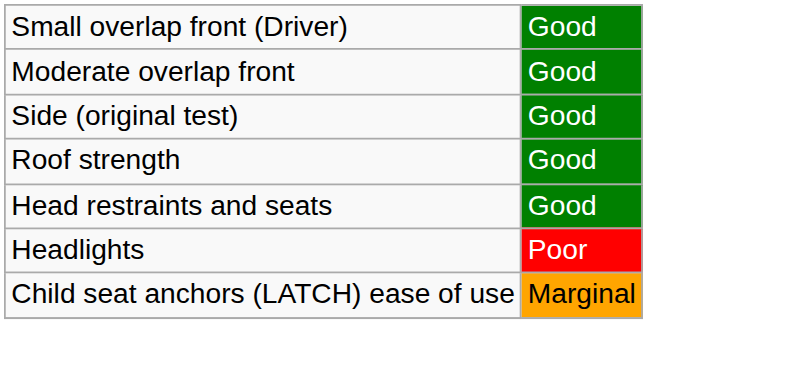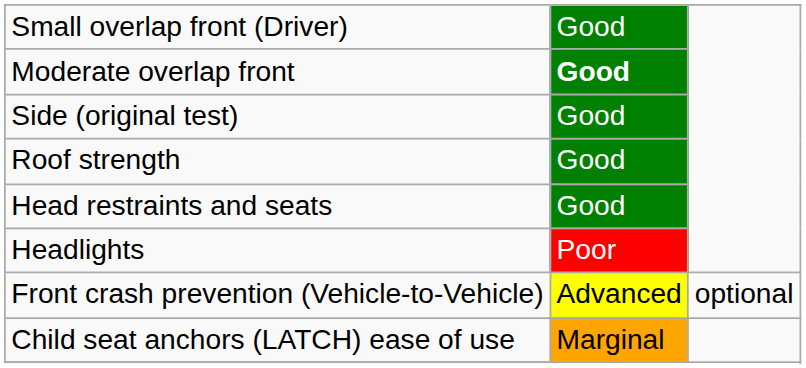(562, 71) normal -> (593, 71) bold
+ row: (277, 294)
